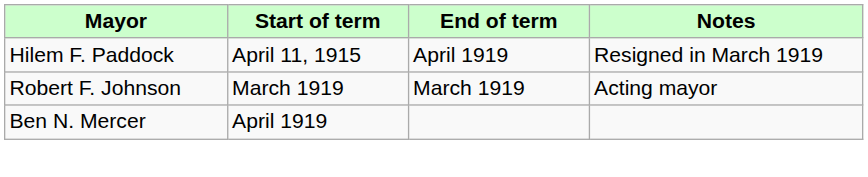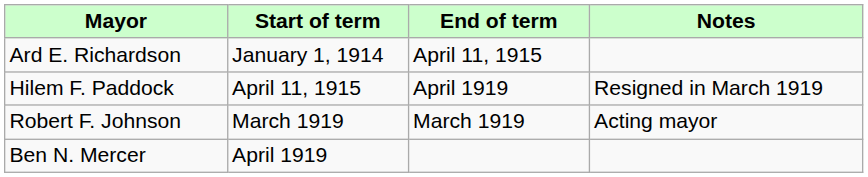+ row: (95, 54)
